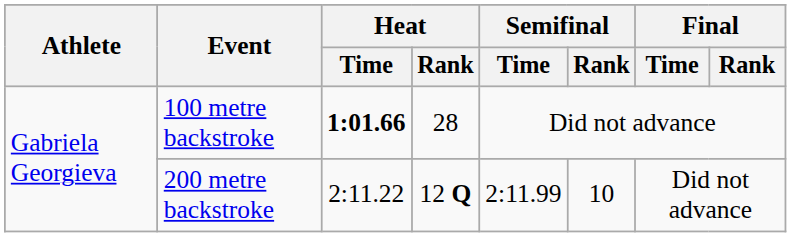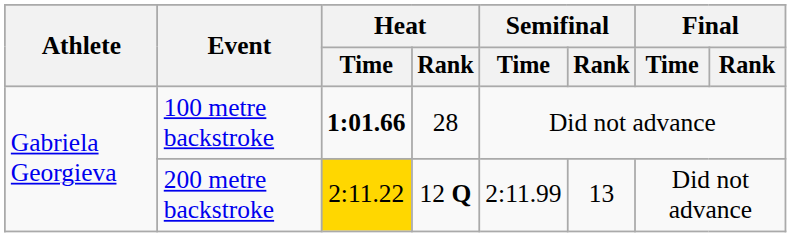(366, 194) no background -> (366, 194) gold background
(601, 194) 10 -> (601, 194) 13
